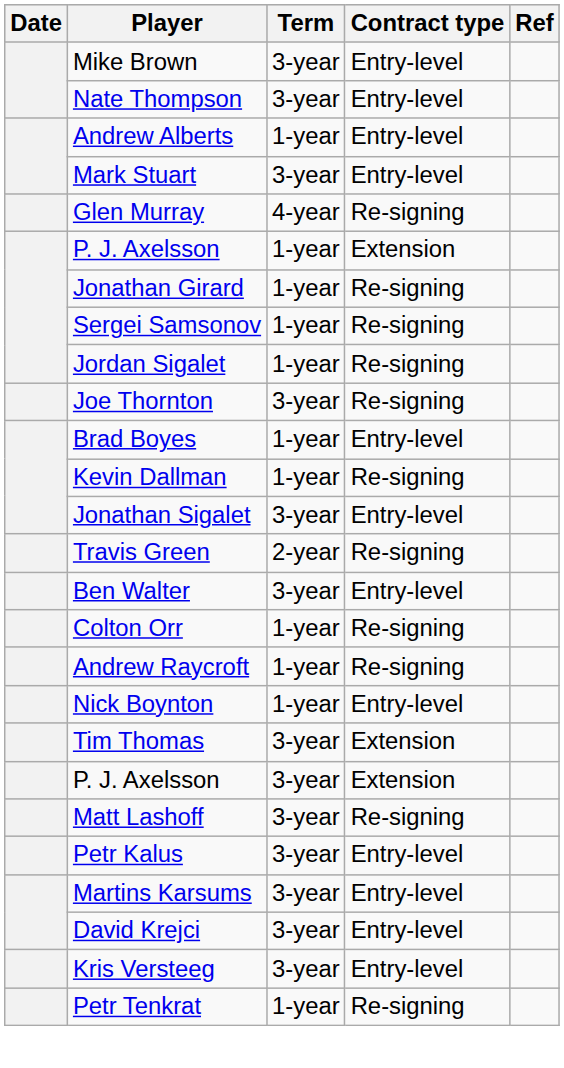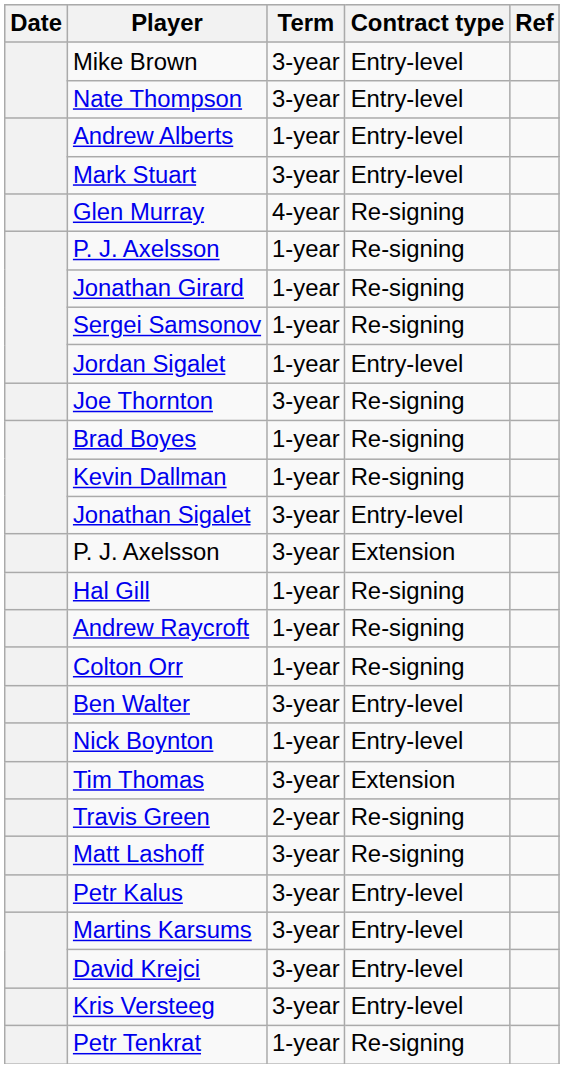(403, 250) Extension -> (408, 250) Re-signing
(408, 363) Re-signing -> (407, 363) Entry-level
(407, 439) Entry-level -> (408, 439) Re-signing
rows swapped: (141, 552) <-> (146, 779)
+ row: (111, 590)
rows swapped: (131, 590) <-> (161, 666)
